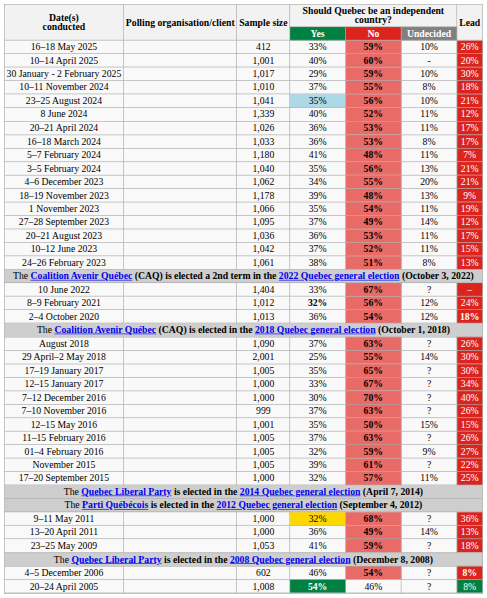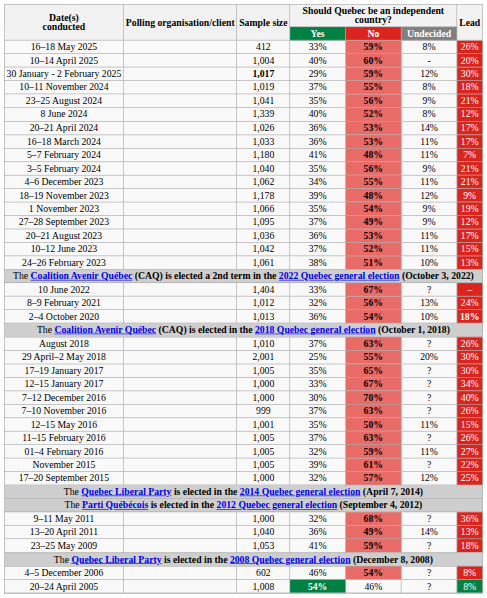(429, 47) 10% -> (429, 47) 8%
(263, 60) 1,001 -> (263, 60) 1,004
(263, 74) normal -> (263, 74) bold
(429, 74) 10% -> (429, 74) 12%
(263, 87) 1,010 -> (263, 87) 1,019
(318, 101) lightblue background -> (318, 101) no background
(429, 101) 10% -> (429, 101) 9%
(429, 114) 11% -> (429, 114) 8%
(429, 128) 11% -> (429, 128) 14%
(429, 141) 8% -> (429, 141) 11%
(429, 168) 13% -> (429, 168) 9%
(429, 182) 20% -> (429, 182) 11%
(429, 195) 13% -> (429, 195) 12%
(429, 209) 11% -> (429, 209) 9%
(429, 222) 14% -> (429, 222) 9%
(429, 263) 8% -> (429, 263) 10%
(318, 303) bold -> (318, 303) normal
(429, 303) 12% -> (429, 303) 13%
(429, 316) 12% -> (429, 316) 10%
(263, 343) 1,090 -> (263, 343) 1,010
(429, 357) 14% -> (429, 357) 20%
(429, 424) 15% -> (429, 424) 11%
(429, 451) 9% -> (429, 451) 11%
(429, 478) 11% -> (429, 478) 12%
(318, 519) gold background -> (318, 519) no background
(263, 532) 1,000 -> (263, 532) 1,040
(470, 573) bold -> (470, 573) normal
